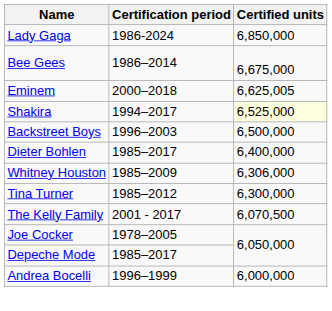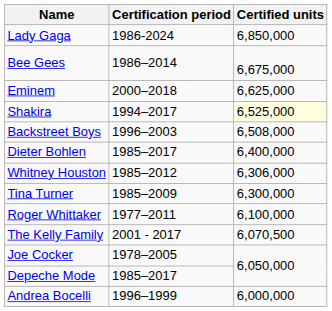(266, 91) 6,625,005 -> (266, 91) 6,625,000
(266, 132) 6,500,000 -> (266, 132) 6,508,000
(144, 173) 1985–2009 -> (144, 173) 1985–2012
(144, 193) 1985–2012 -> (144, 193) 1985–2009
+ row: (54, 214)
